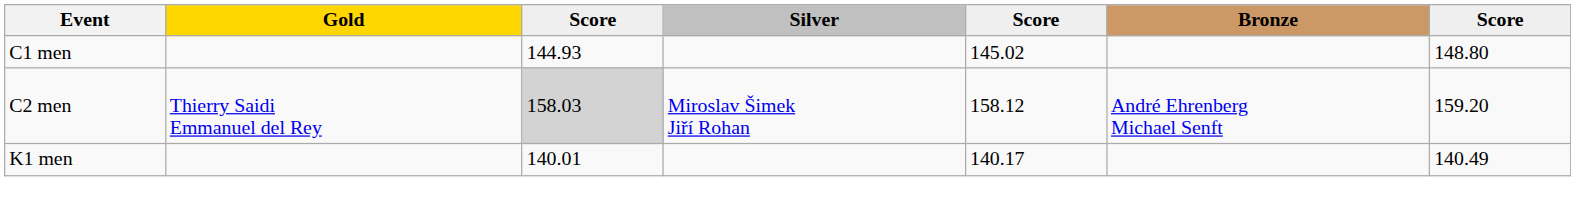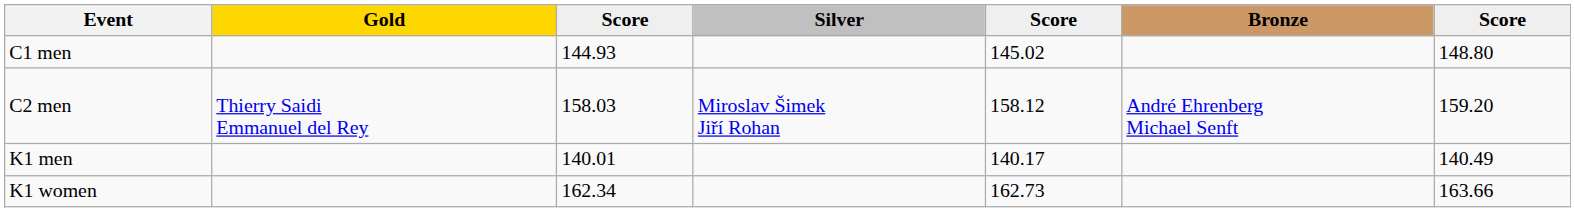(554, 105) lightgrey background -> (589, 105) no background
+ row: (53, 190)
